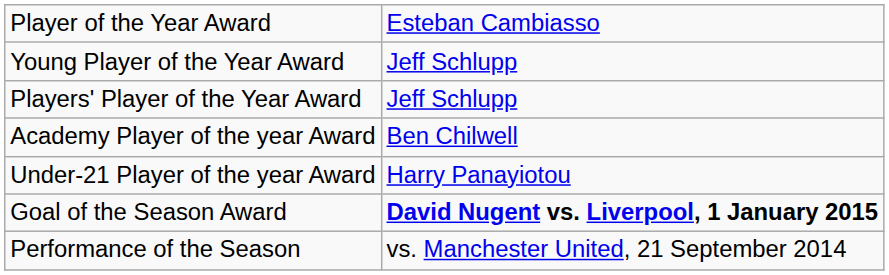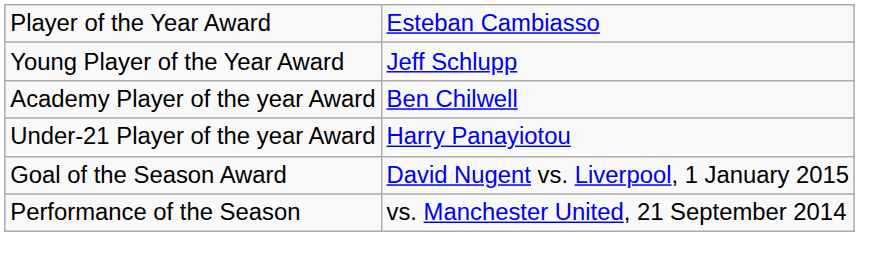- row: (186, 99)
(632, 212) bold -> (618, 174) normal
